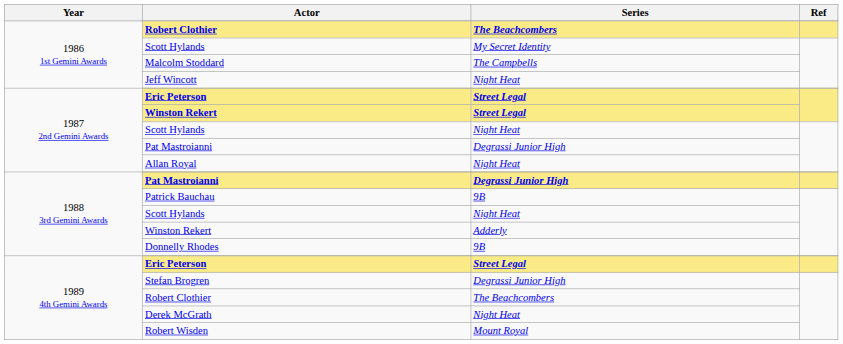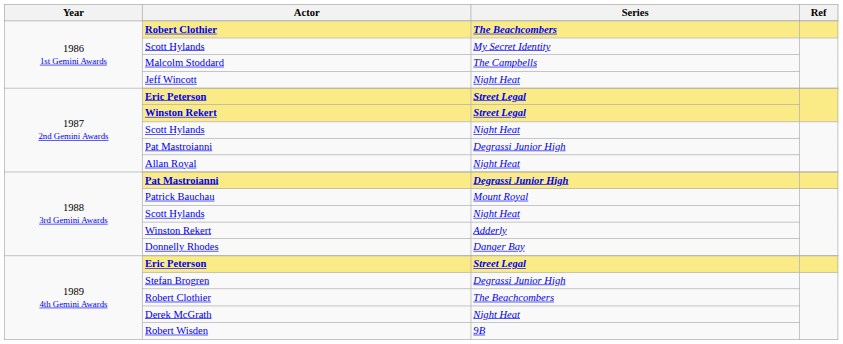(479, 197) 9B -> (501, 197) Mount Royal
(479, 247) 9B -> (499, 247) Danger Bay
(501, 331) Mount Royal -> (479, 331) 9B
